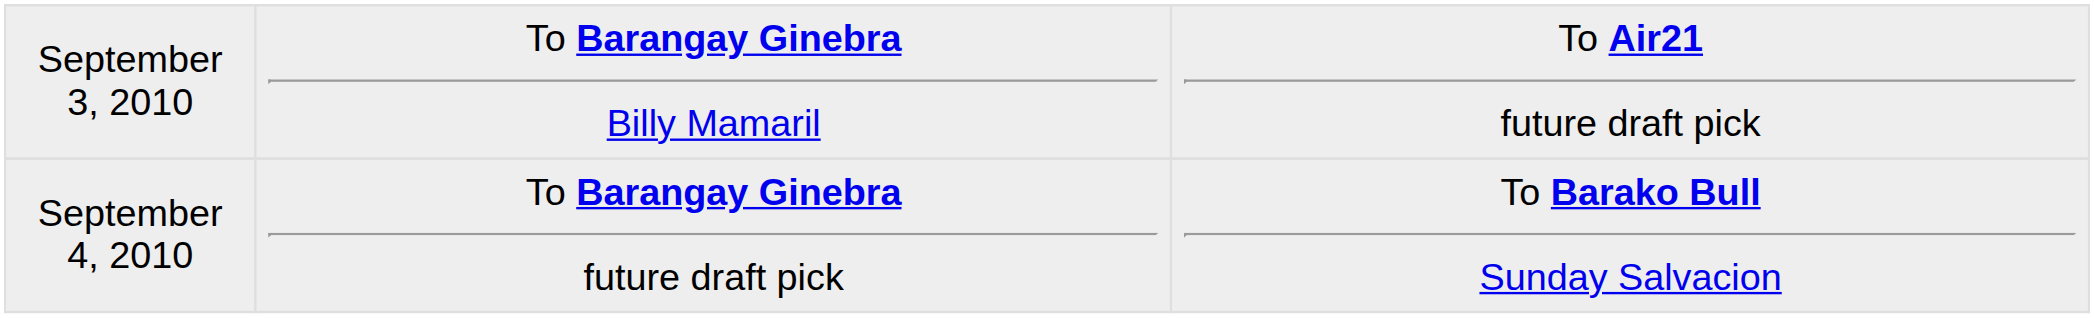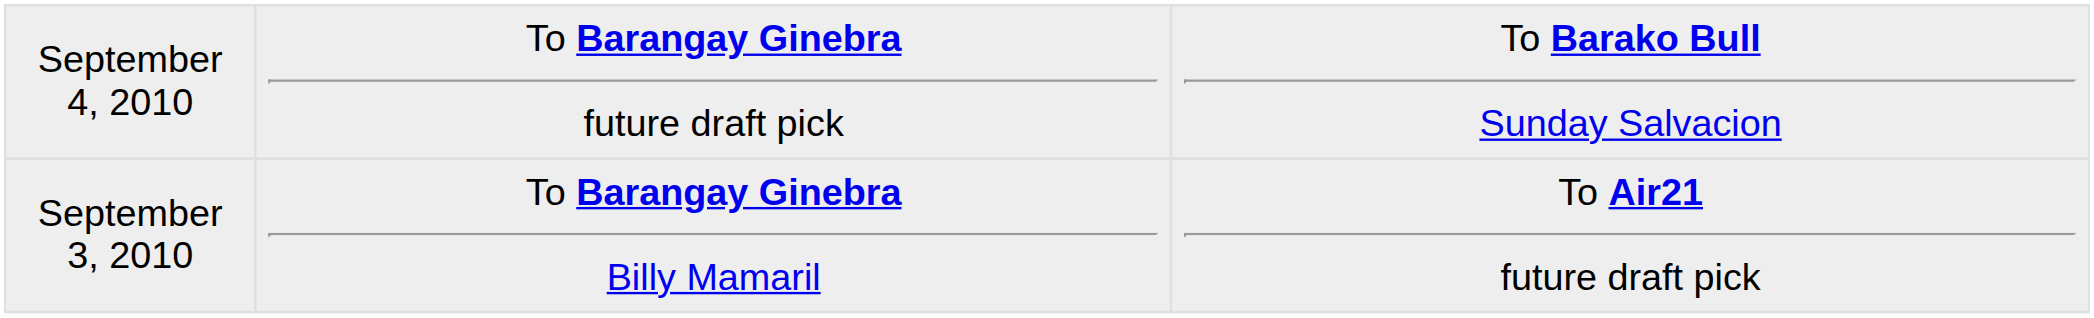rows swapped: (130, 81) <-> (130, 234)
